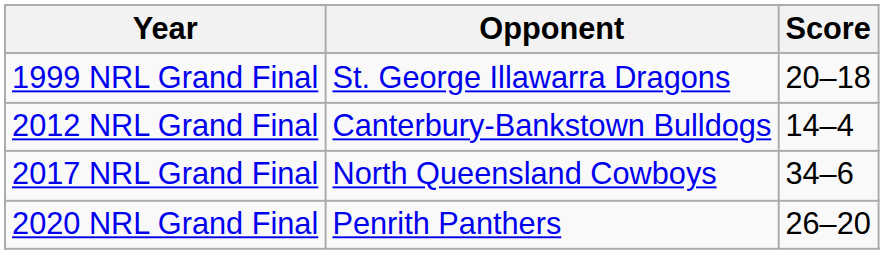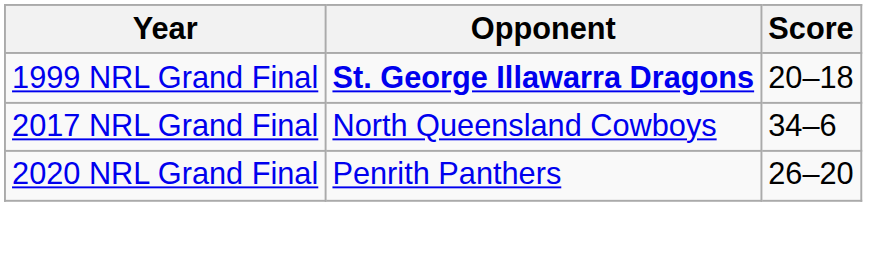(531, 77) normal -> (543, 77) bold
- row: (165, 126)
